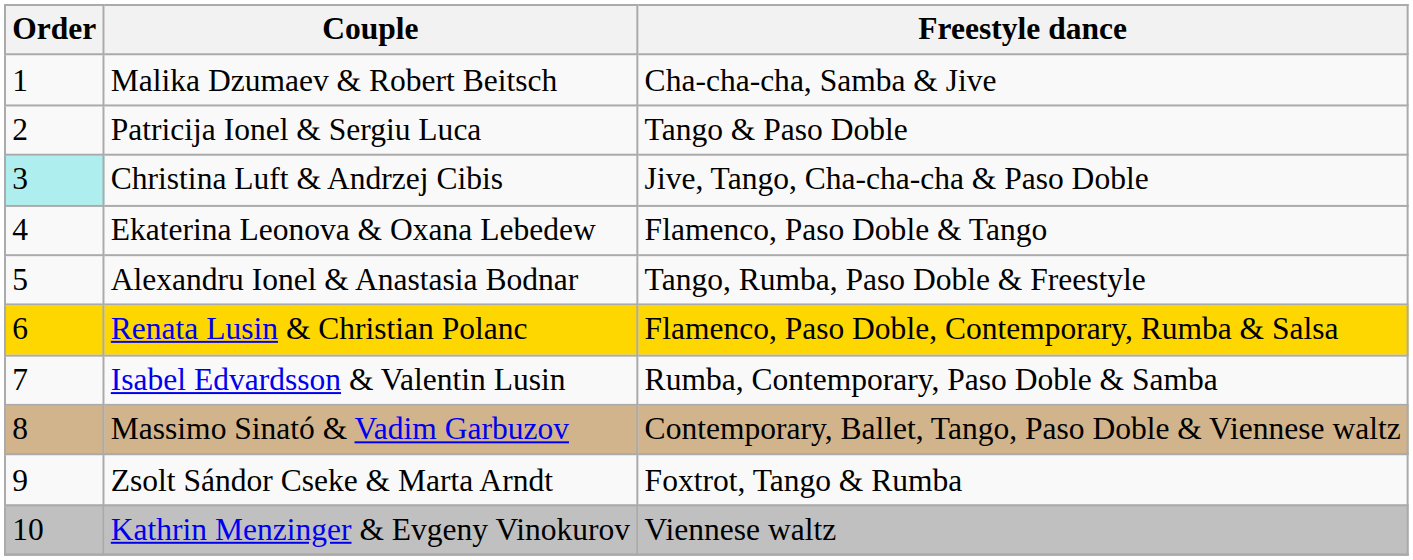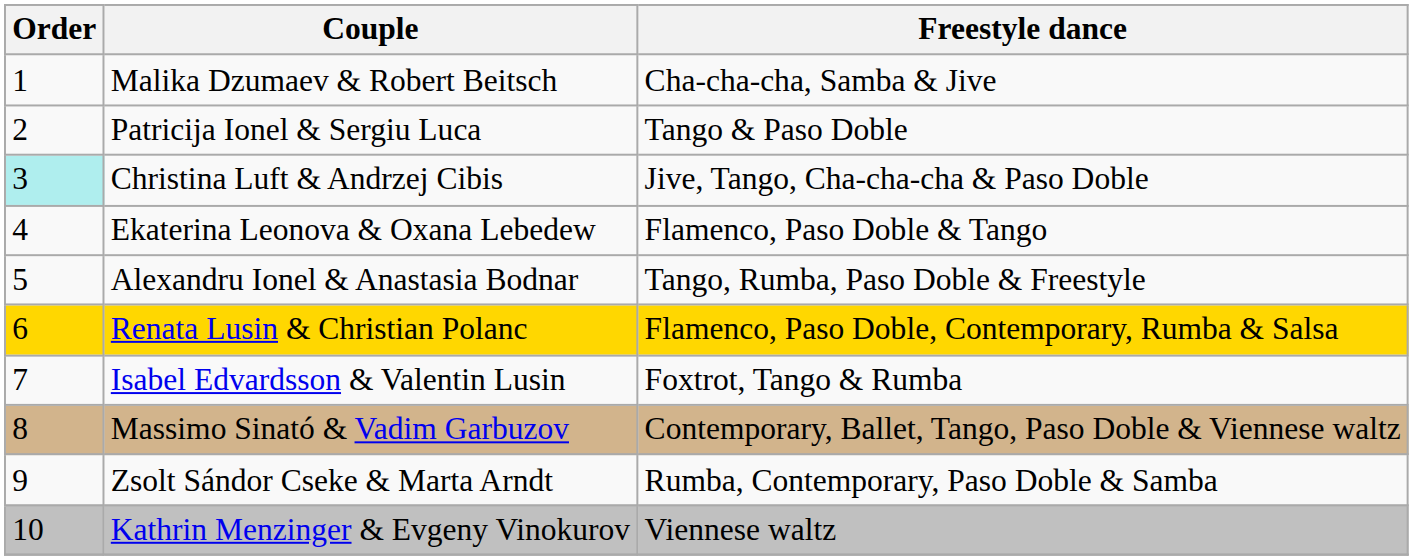(931, 379) Rumba, Contemporary, Paso Doble & Samba -> (803, 379) Foxtrot, Tango & Rumba
(803, 479) Foxtrot, Tango & Rumba -> (931, 479) Rumba, Contemporary, Paso Doble & Samba
